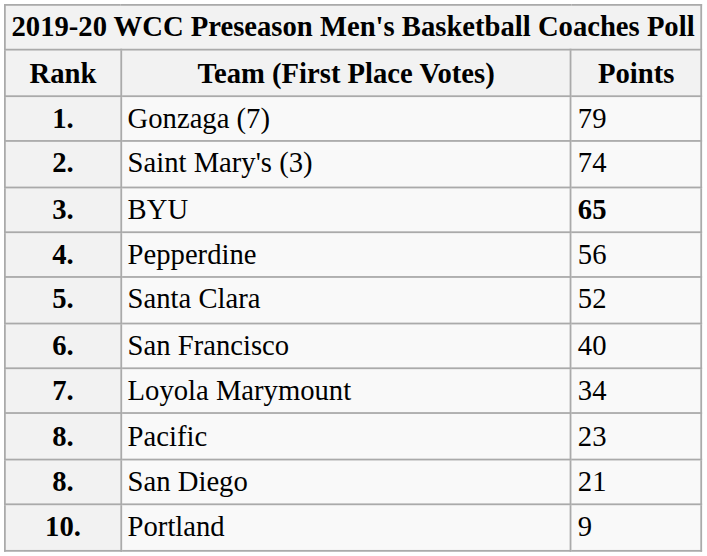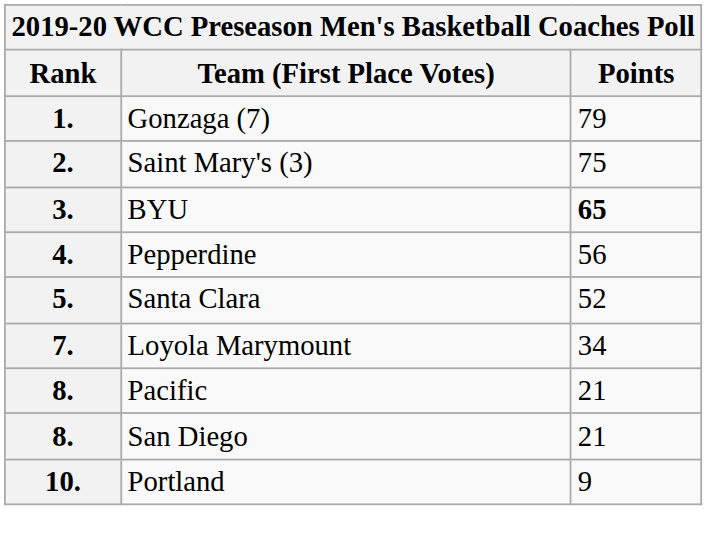(592, 163) 74 -> (592, 163) 75
- row: (63, 345)
(592, 436) 23 -> (592, 390) 21
